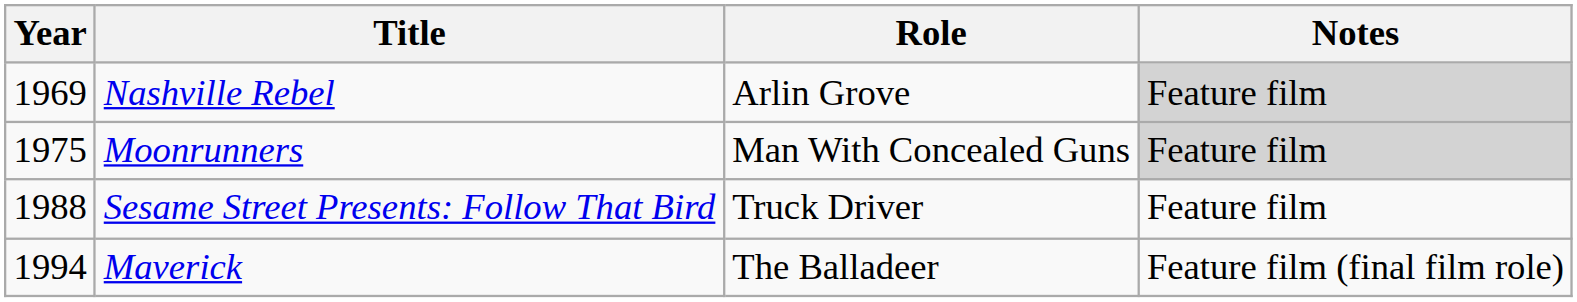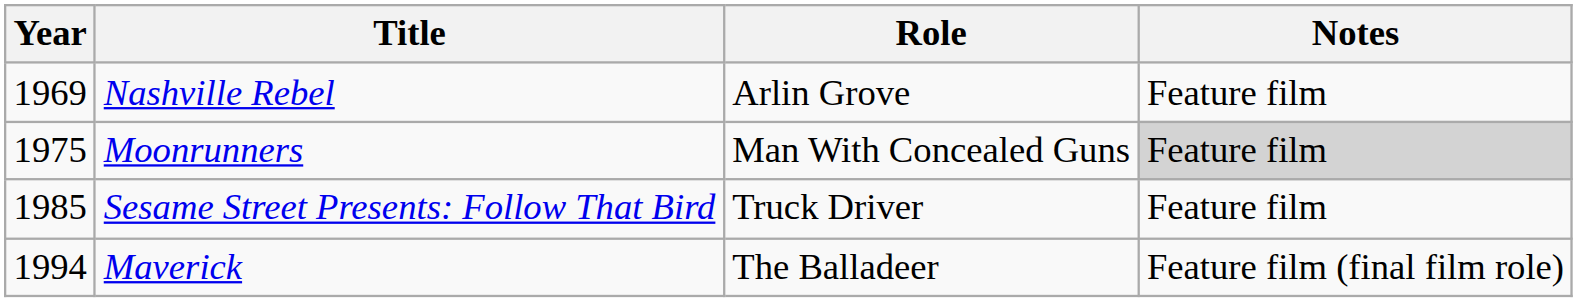(1237, 91) lightgrey background -> (1237, 91) no background
(50, 207) 1988 -> (50, 207) 1985
